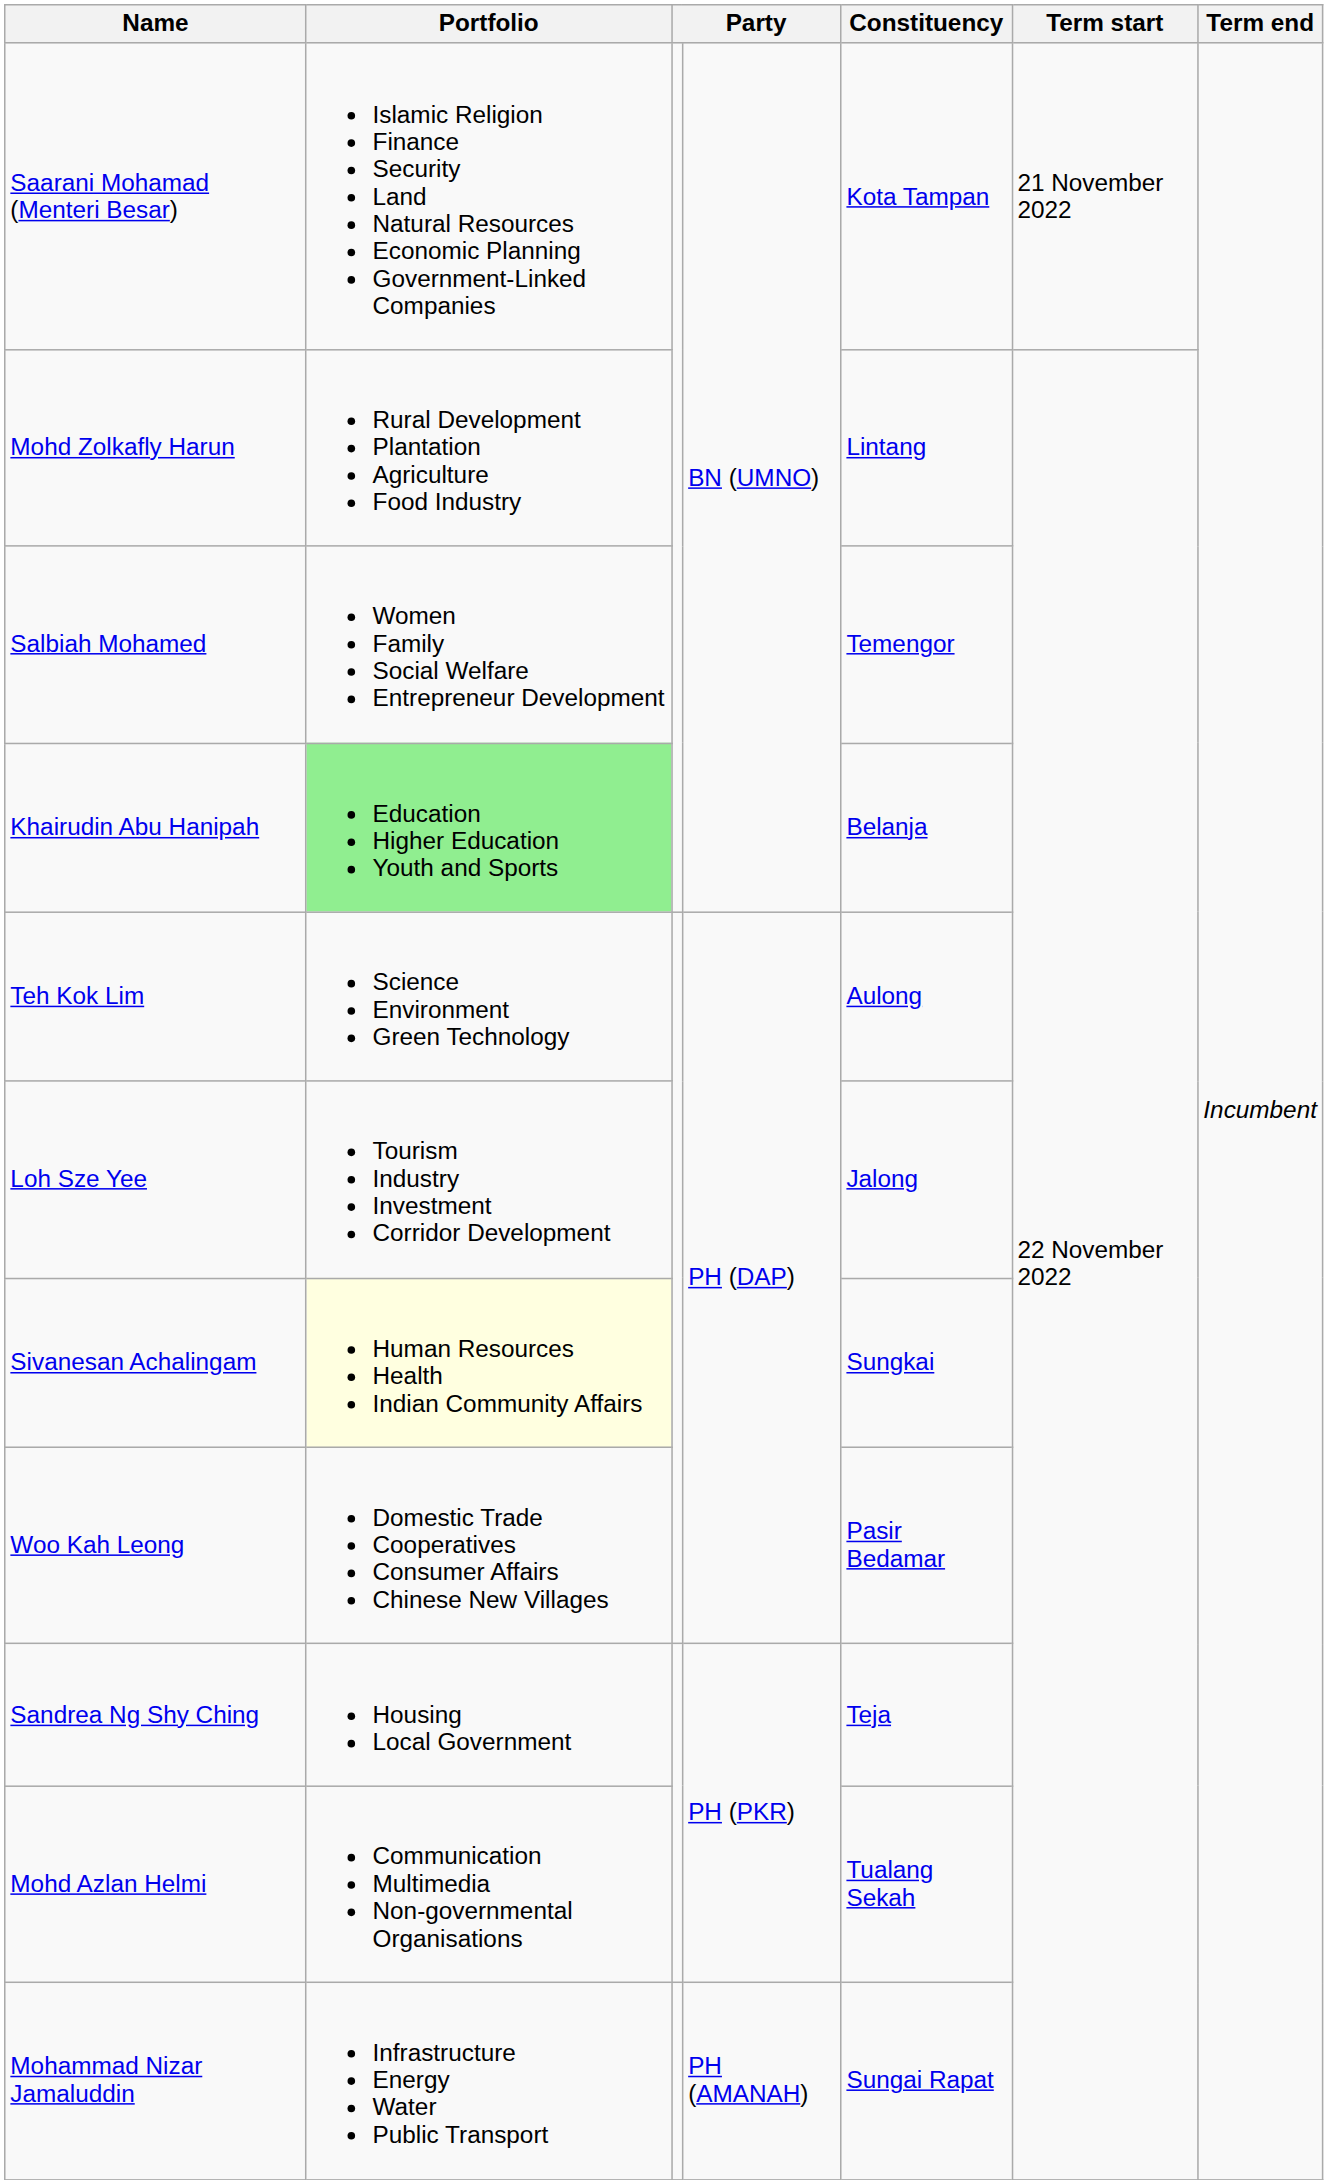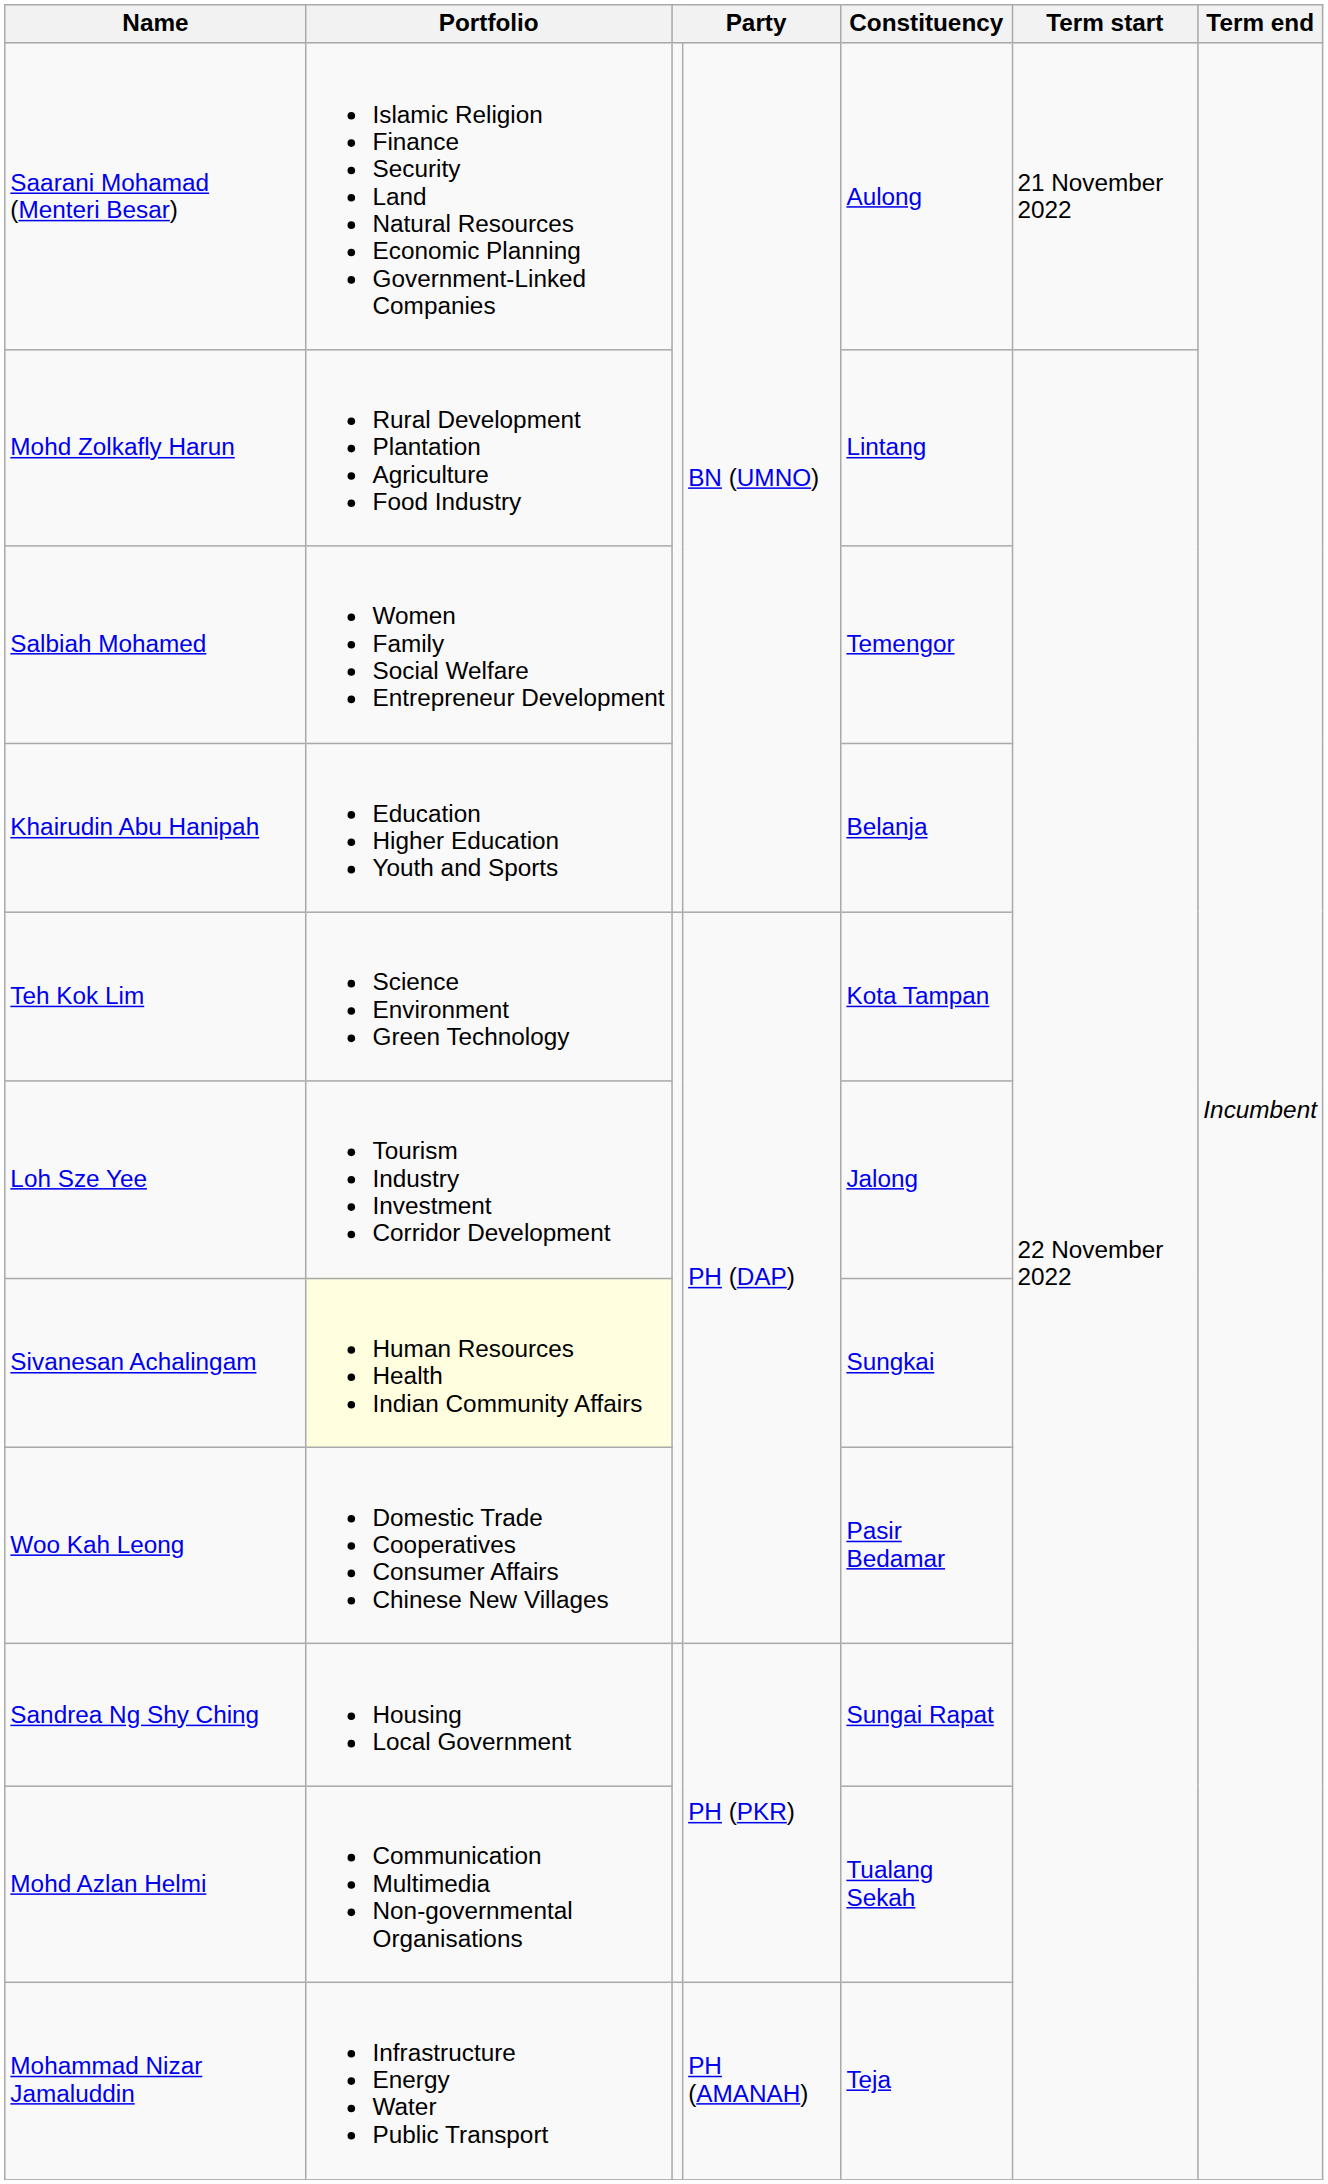(918, 196) Kota Tampan -> (884, 196) Aulong
(489, 841) lightgreen background -> (489, 841) no background
(884, 996) Aulong -> (918, 996) Kota Tampan
(869, 1714) Teja -> (920, 1714) Sungai Rapat
(920, 2080) Sungai Rapat -> (869, 2080) Teja
